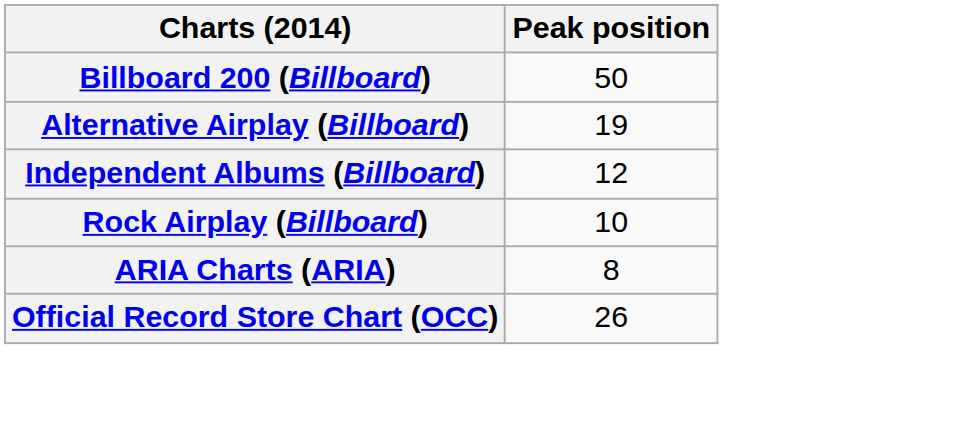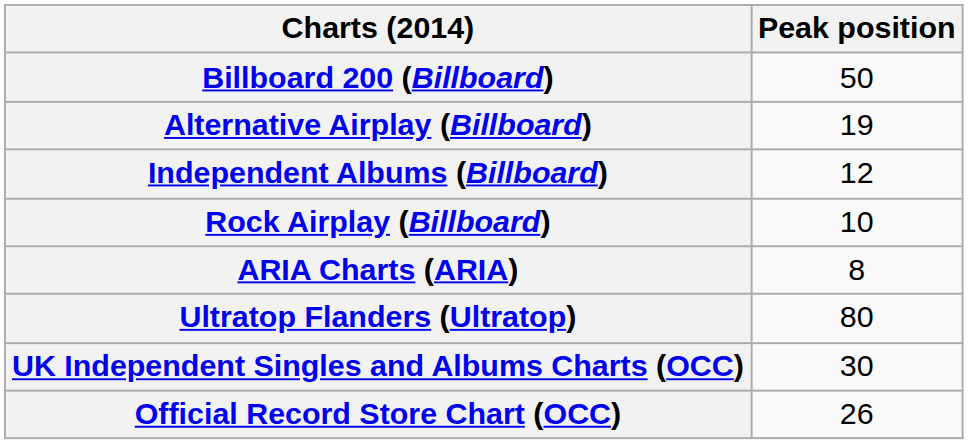+ row: (378, 317)
+ row: (378, 366)
